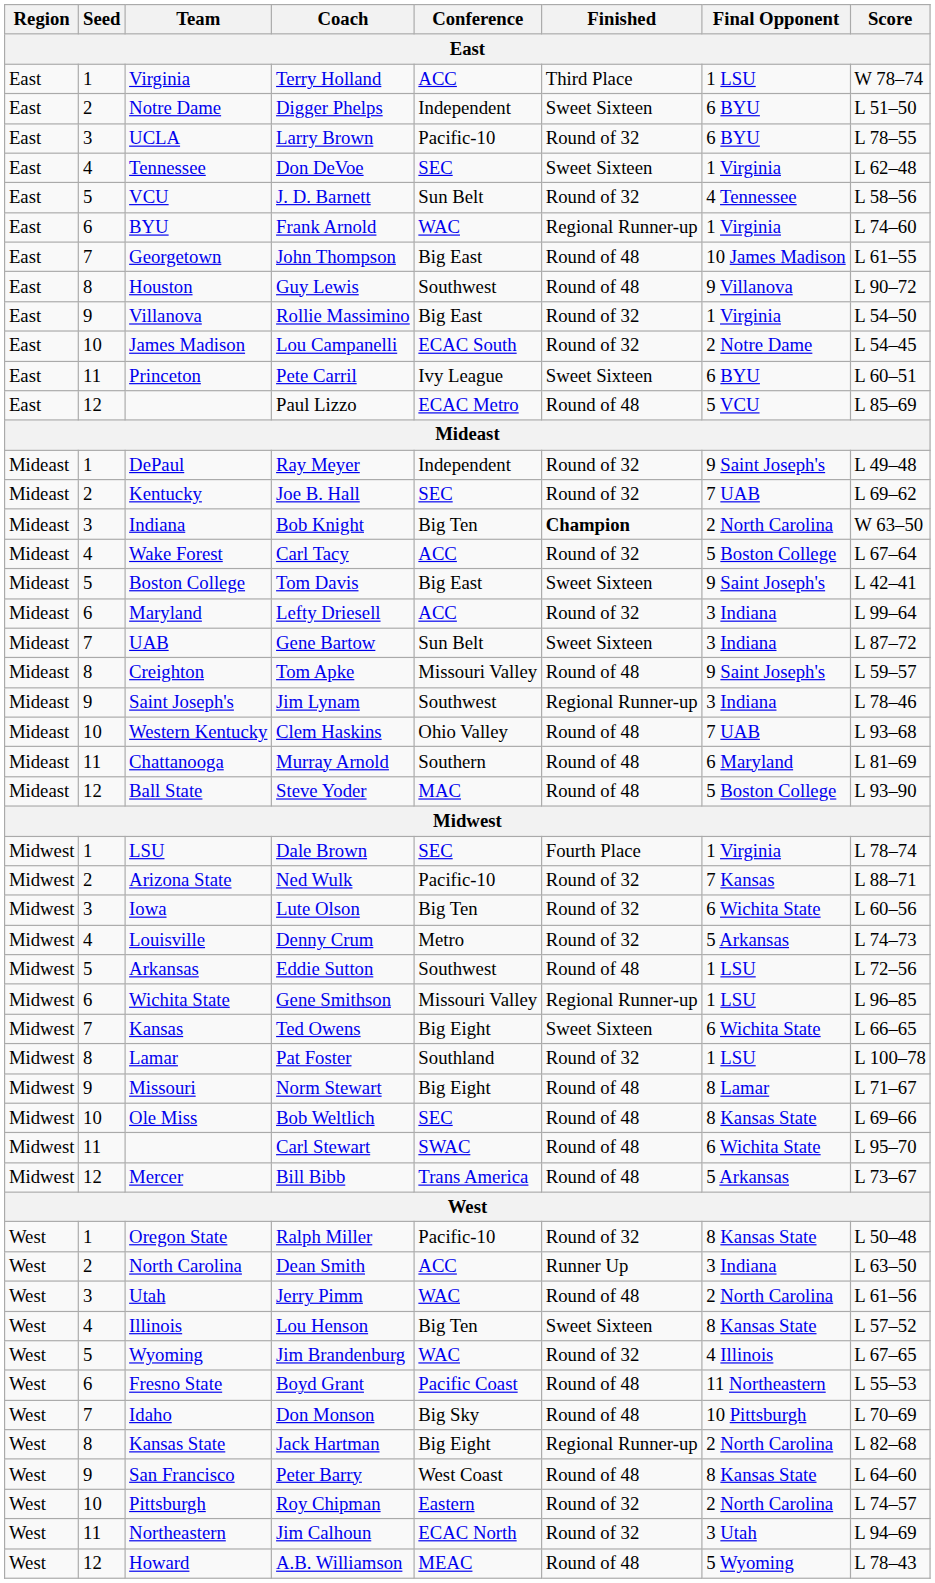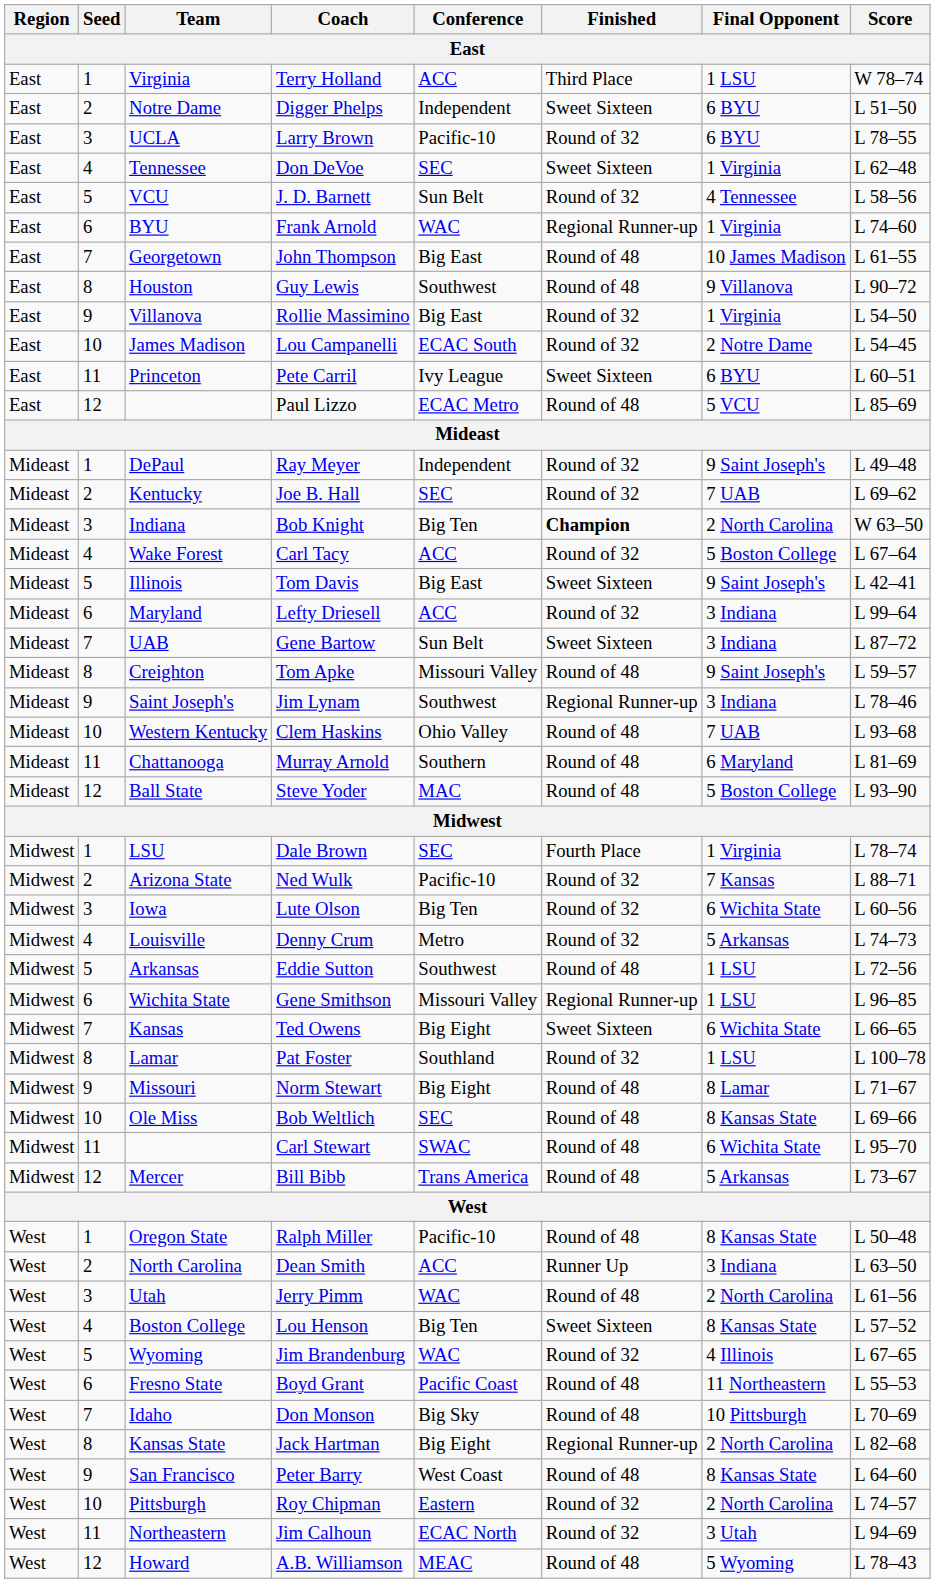(187, 583) Boston College -> (156, 583) Illinois
(593, 1236) Round of 32 -> (593, 1236) Round of 48
(156, 1325) Illinois -> (187, 1325) Boston College
